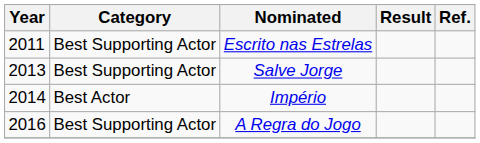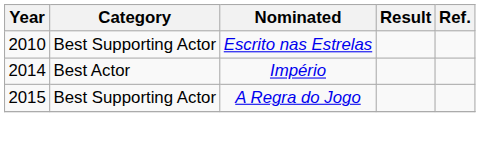(26, 44) 2011 -> (27, 44) 2010
- row: (298, 71)
(27, 124) 2016 -> (27, 97) 2015
